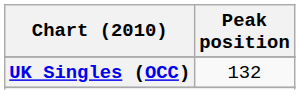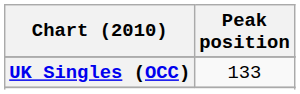(244, 73) 132 -> (244, 73) 133
